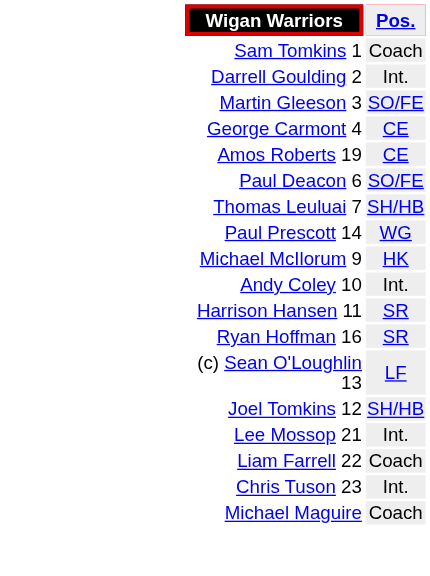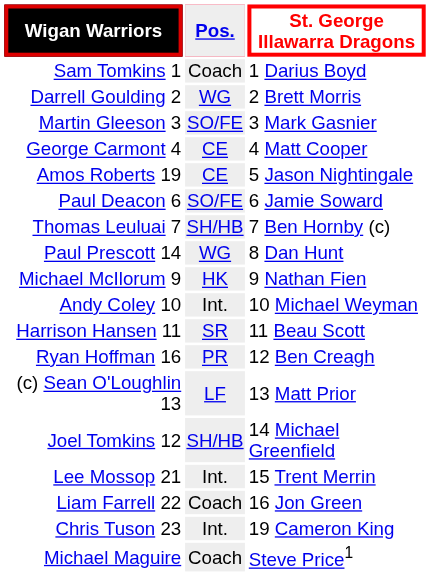+ column: (337, 31)
(396, 76) Int. -> (215, 97) WG
(396, 336) SR -> (215, 357) PR
